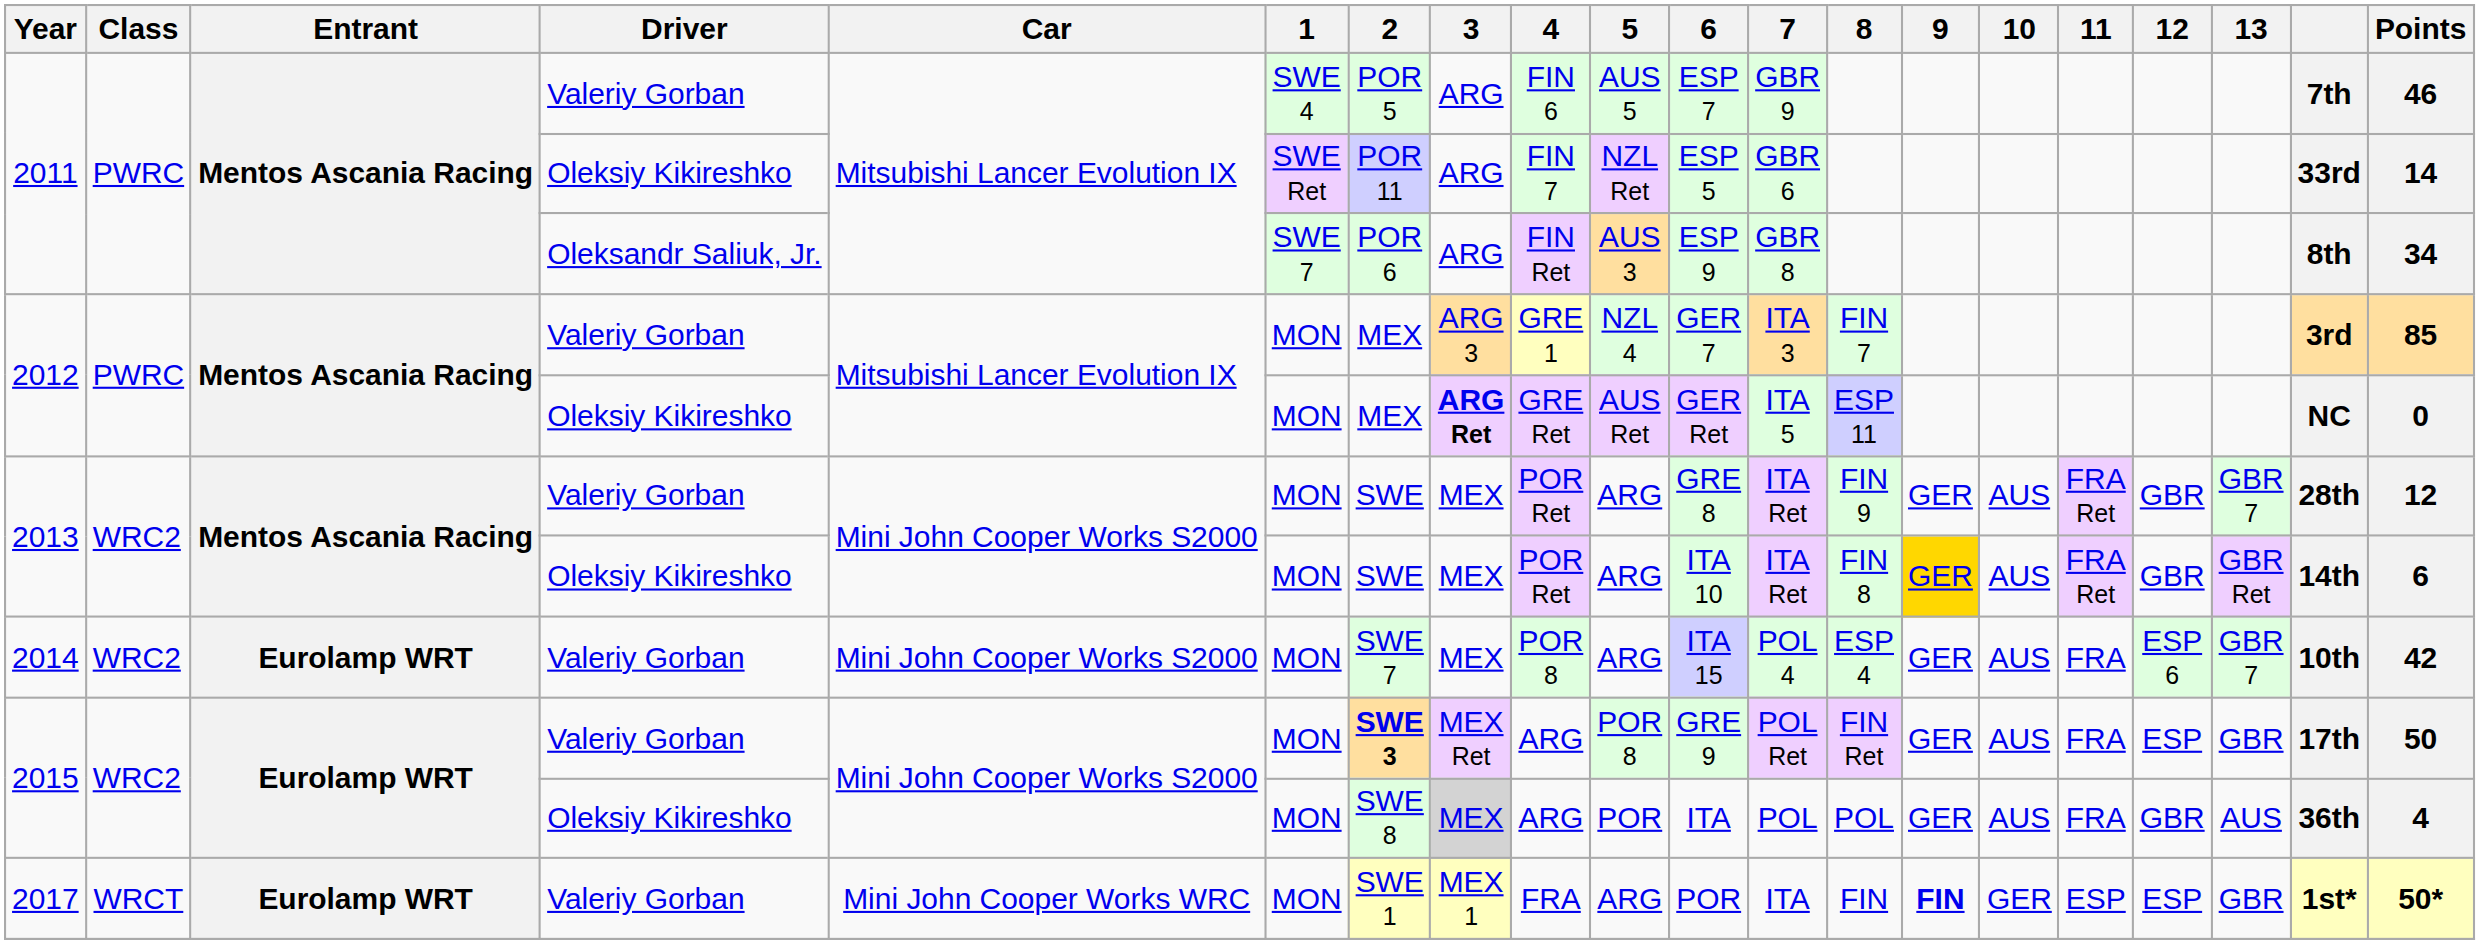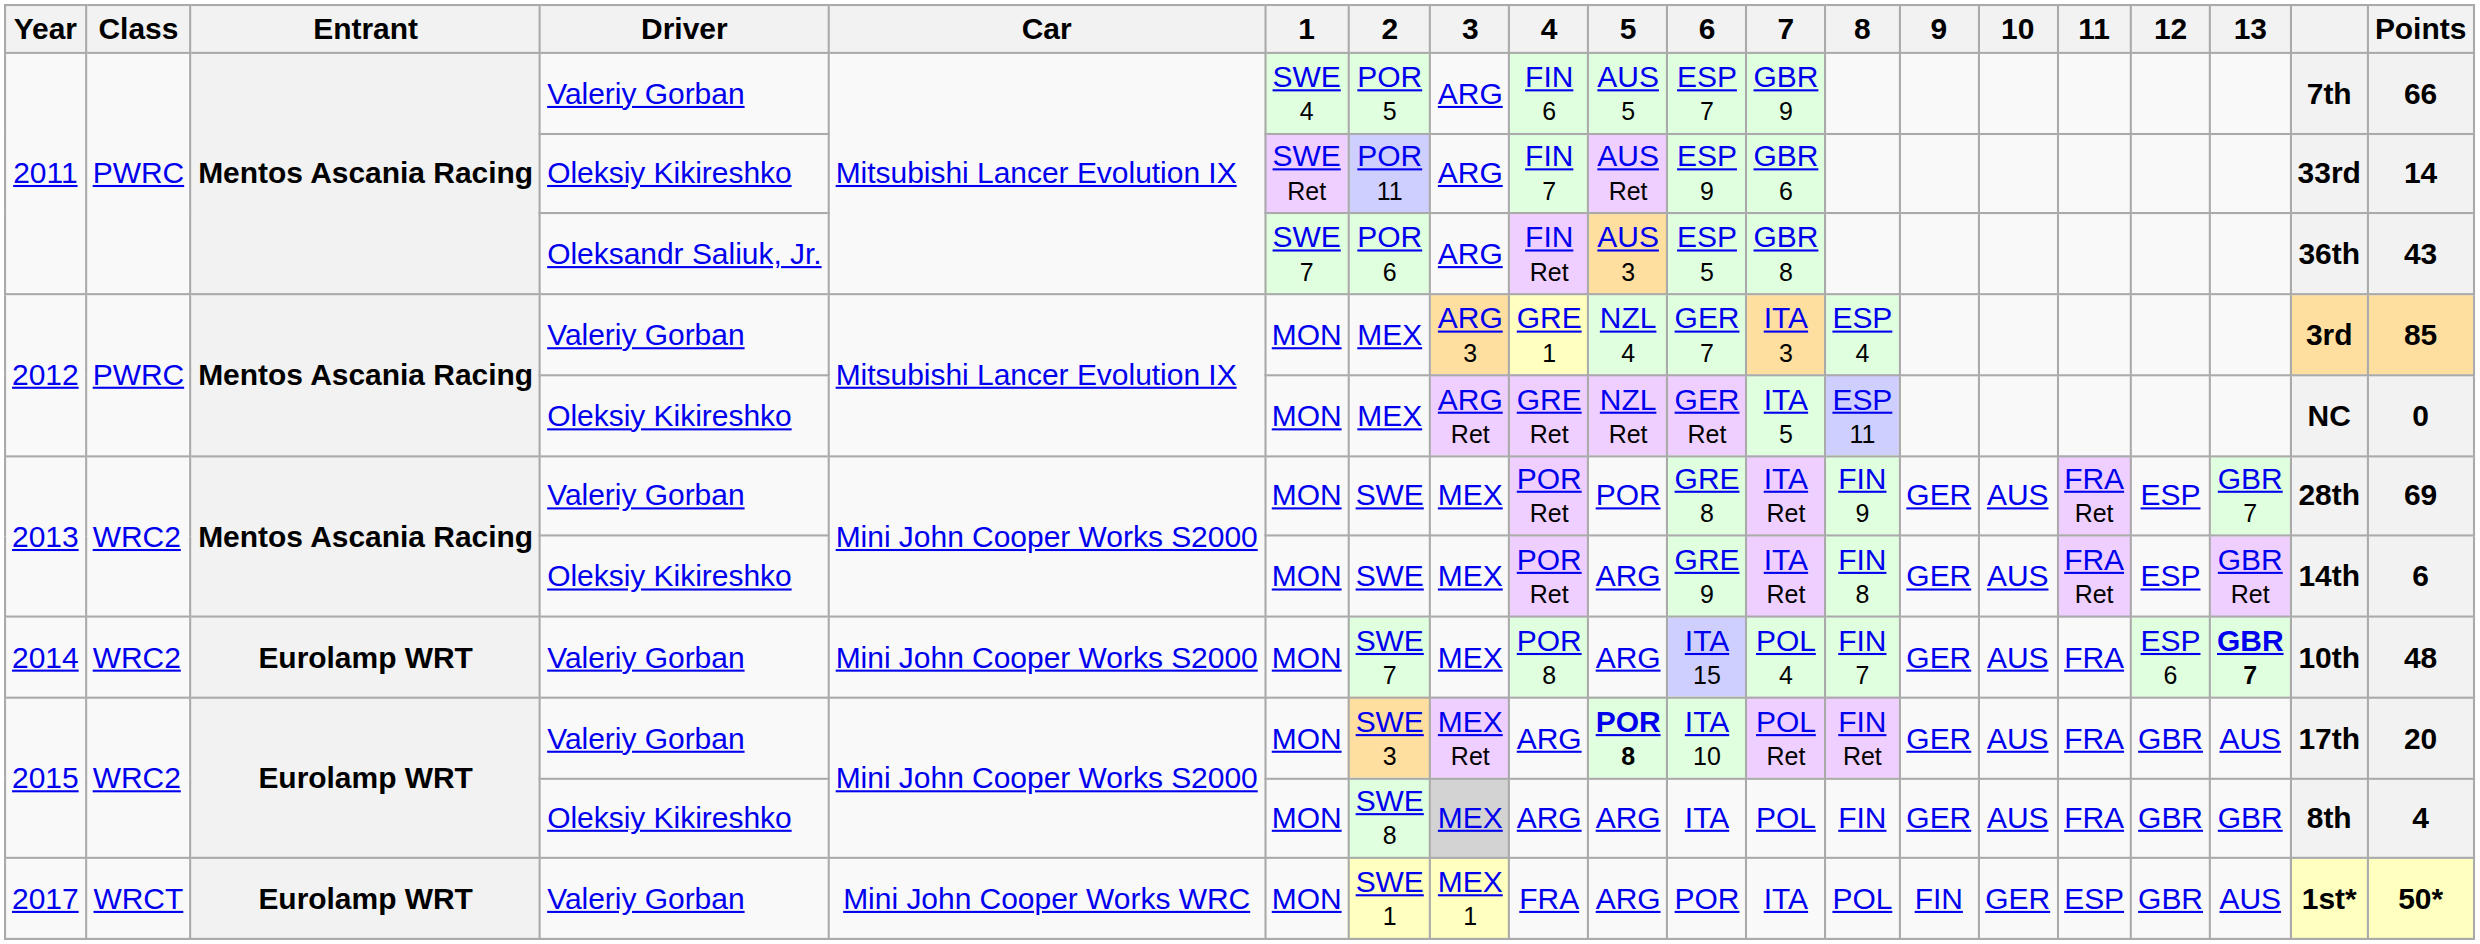(2421, 93) 46 -> (2421, 93) 66
(1630, 174) NZL Ret -> (1628, 174) AUS Ret
(1709, 174) ESP 5 -> (1707, 174) ESP 9
(1709, 254) ESP 9 -> (1707, 254) ESP 5
(2329, 254) 8th -> (2329, 254) 36th
(2421, 254) 34 -> (2421, 254) 43
(1864, 335) FIN 7 -> (1862, 335) ESP 4
(1471, 415) bold -> (1470, 415) normal
(1630, 415) AUS Ret -> (1628, 415) NZL Ret
(1630, 496) ARG -> (1628, 496) POR
(2172, 496) GBR -> (2171, 496) ESP
(2421, 496) 12 -> (2421, 496) 69
(1709, 577) ITA 10 -> (1707, 577) GRE 9
(1940, 577) gold background -> (1939, 577) no background
(2172, 577) GBR -> (2171, 577) ESP
(1864, 657) ESP 4 -> (1862, 657) FIN 7
(2251, 657) normal -> (2250, 657) bold
(2421, 657) 42 -> (2421, 657) 48
(1390, 738) bold -> (1390, 738) normal
(1630, 738) normal -> (1628, 738) bold
(1709, 738) GRE 9 -> (1707, 738) ITA 10
(2172, 738) ESP -> (2171, 738) GBR
(2251, 738) GBR -> (2250, 738) AUS
(2421, 738) 50 -> (2421, 738) 20
(1630, 818) POR -> (1628, 818) ARG
(1864, 818) POL -> (1862, 818) FIN
(2251, 818) AUS -> (2250, 818) GBR
(2329, 818) 36th -> (2329, 818) 8th
(1864, 899) FIN -> (1862, 899) POL
(1940, 899) bold -> (1939, 899) normal
(2172, 899) ESP -> (2171, 899) GBR
(2251, 899) GBR -> (2250, 899) AUS
